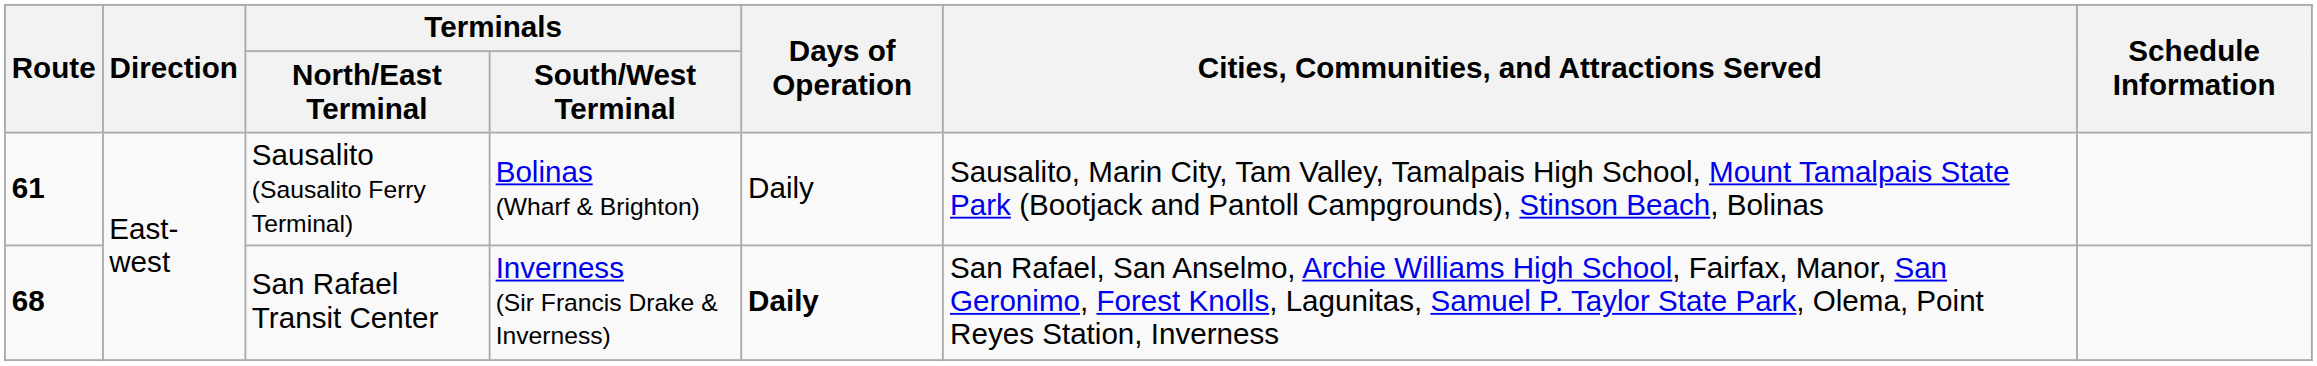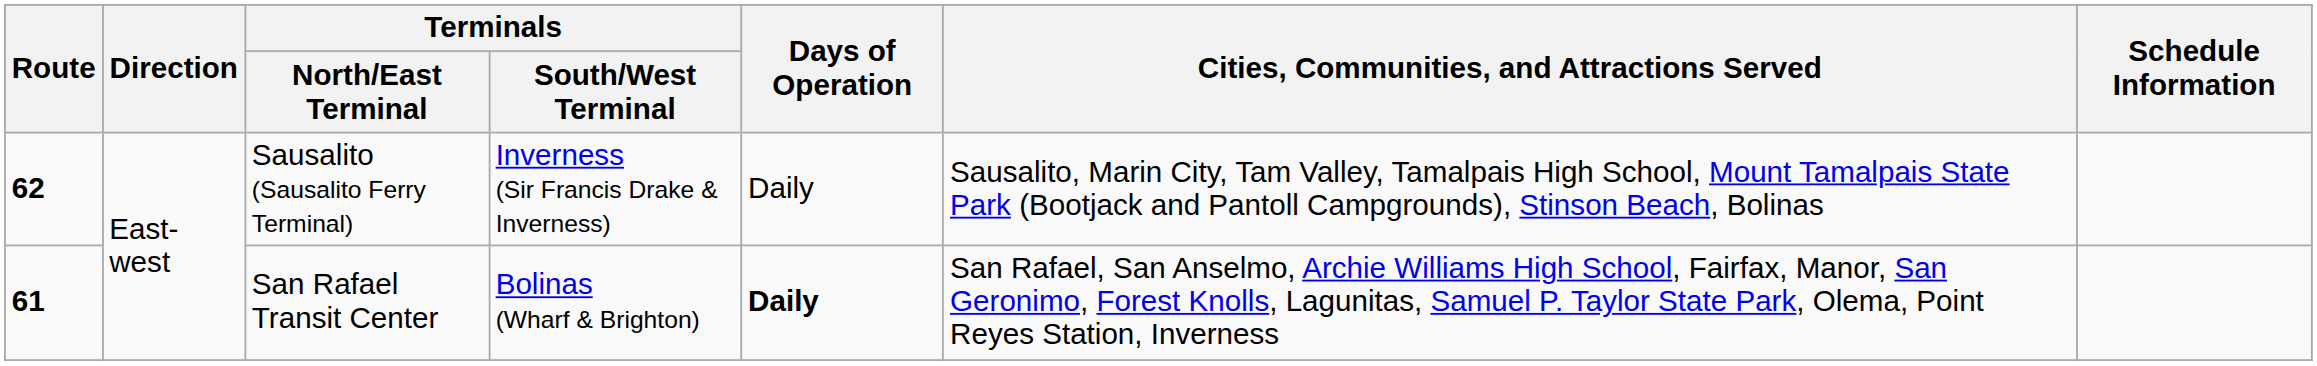(28, 188) 61 -> (28, 188) 62
(598, 188) Bolinas (Wharf & Brighton) -> (607, 188) Inverness (Sir Francis Drake & Inverness)
(28, 302) 68 -> (28, 302) 61
(607, 302) Inverness (Sir Francis Drake & Inverness) -> (598, 302) Bolinas (Wharf & Brighton)
